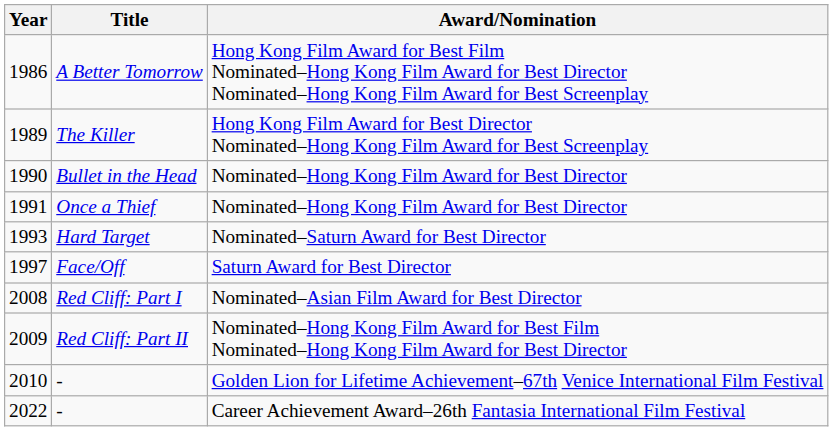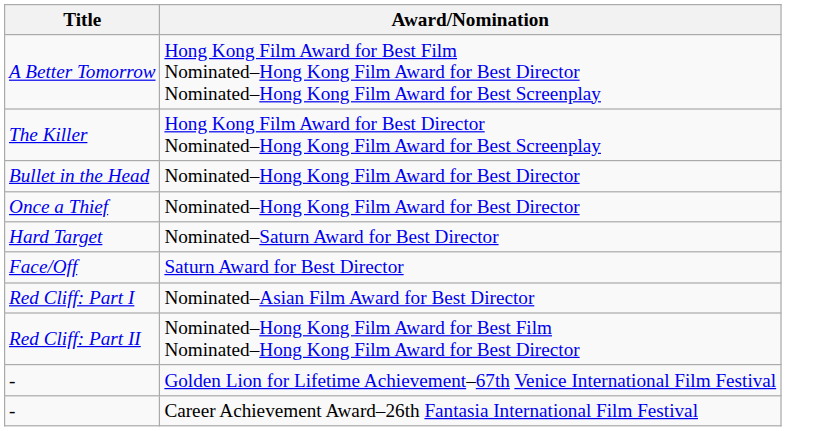- column: (28, 19)
